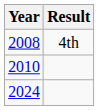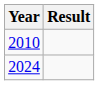- row: (24, 42)
